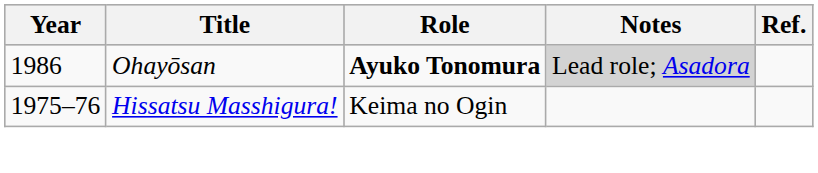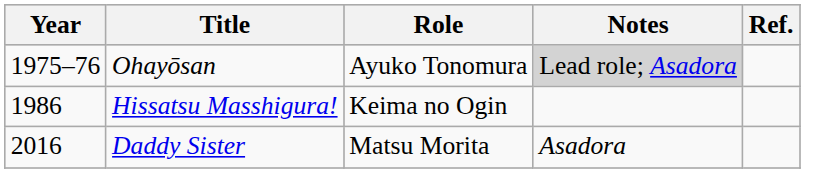(36, 65) 1986 -> (56, 65) 1975–76
(445, 65) bold -> (438, 65) normal
(56, 106) 1975–76 -> (36, 106) 1986
+ row: (179, 146)
